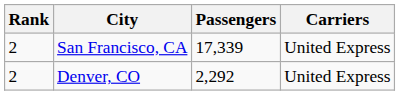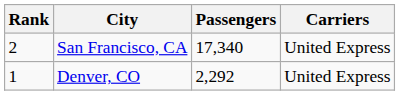(219, 47) 17,339 -> (219, 47) 17,340
(13, 76) 2 -> (13, 76) 1
